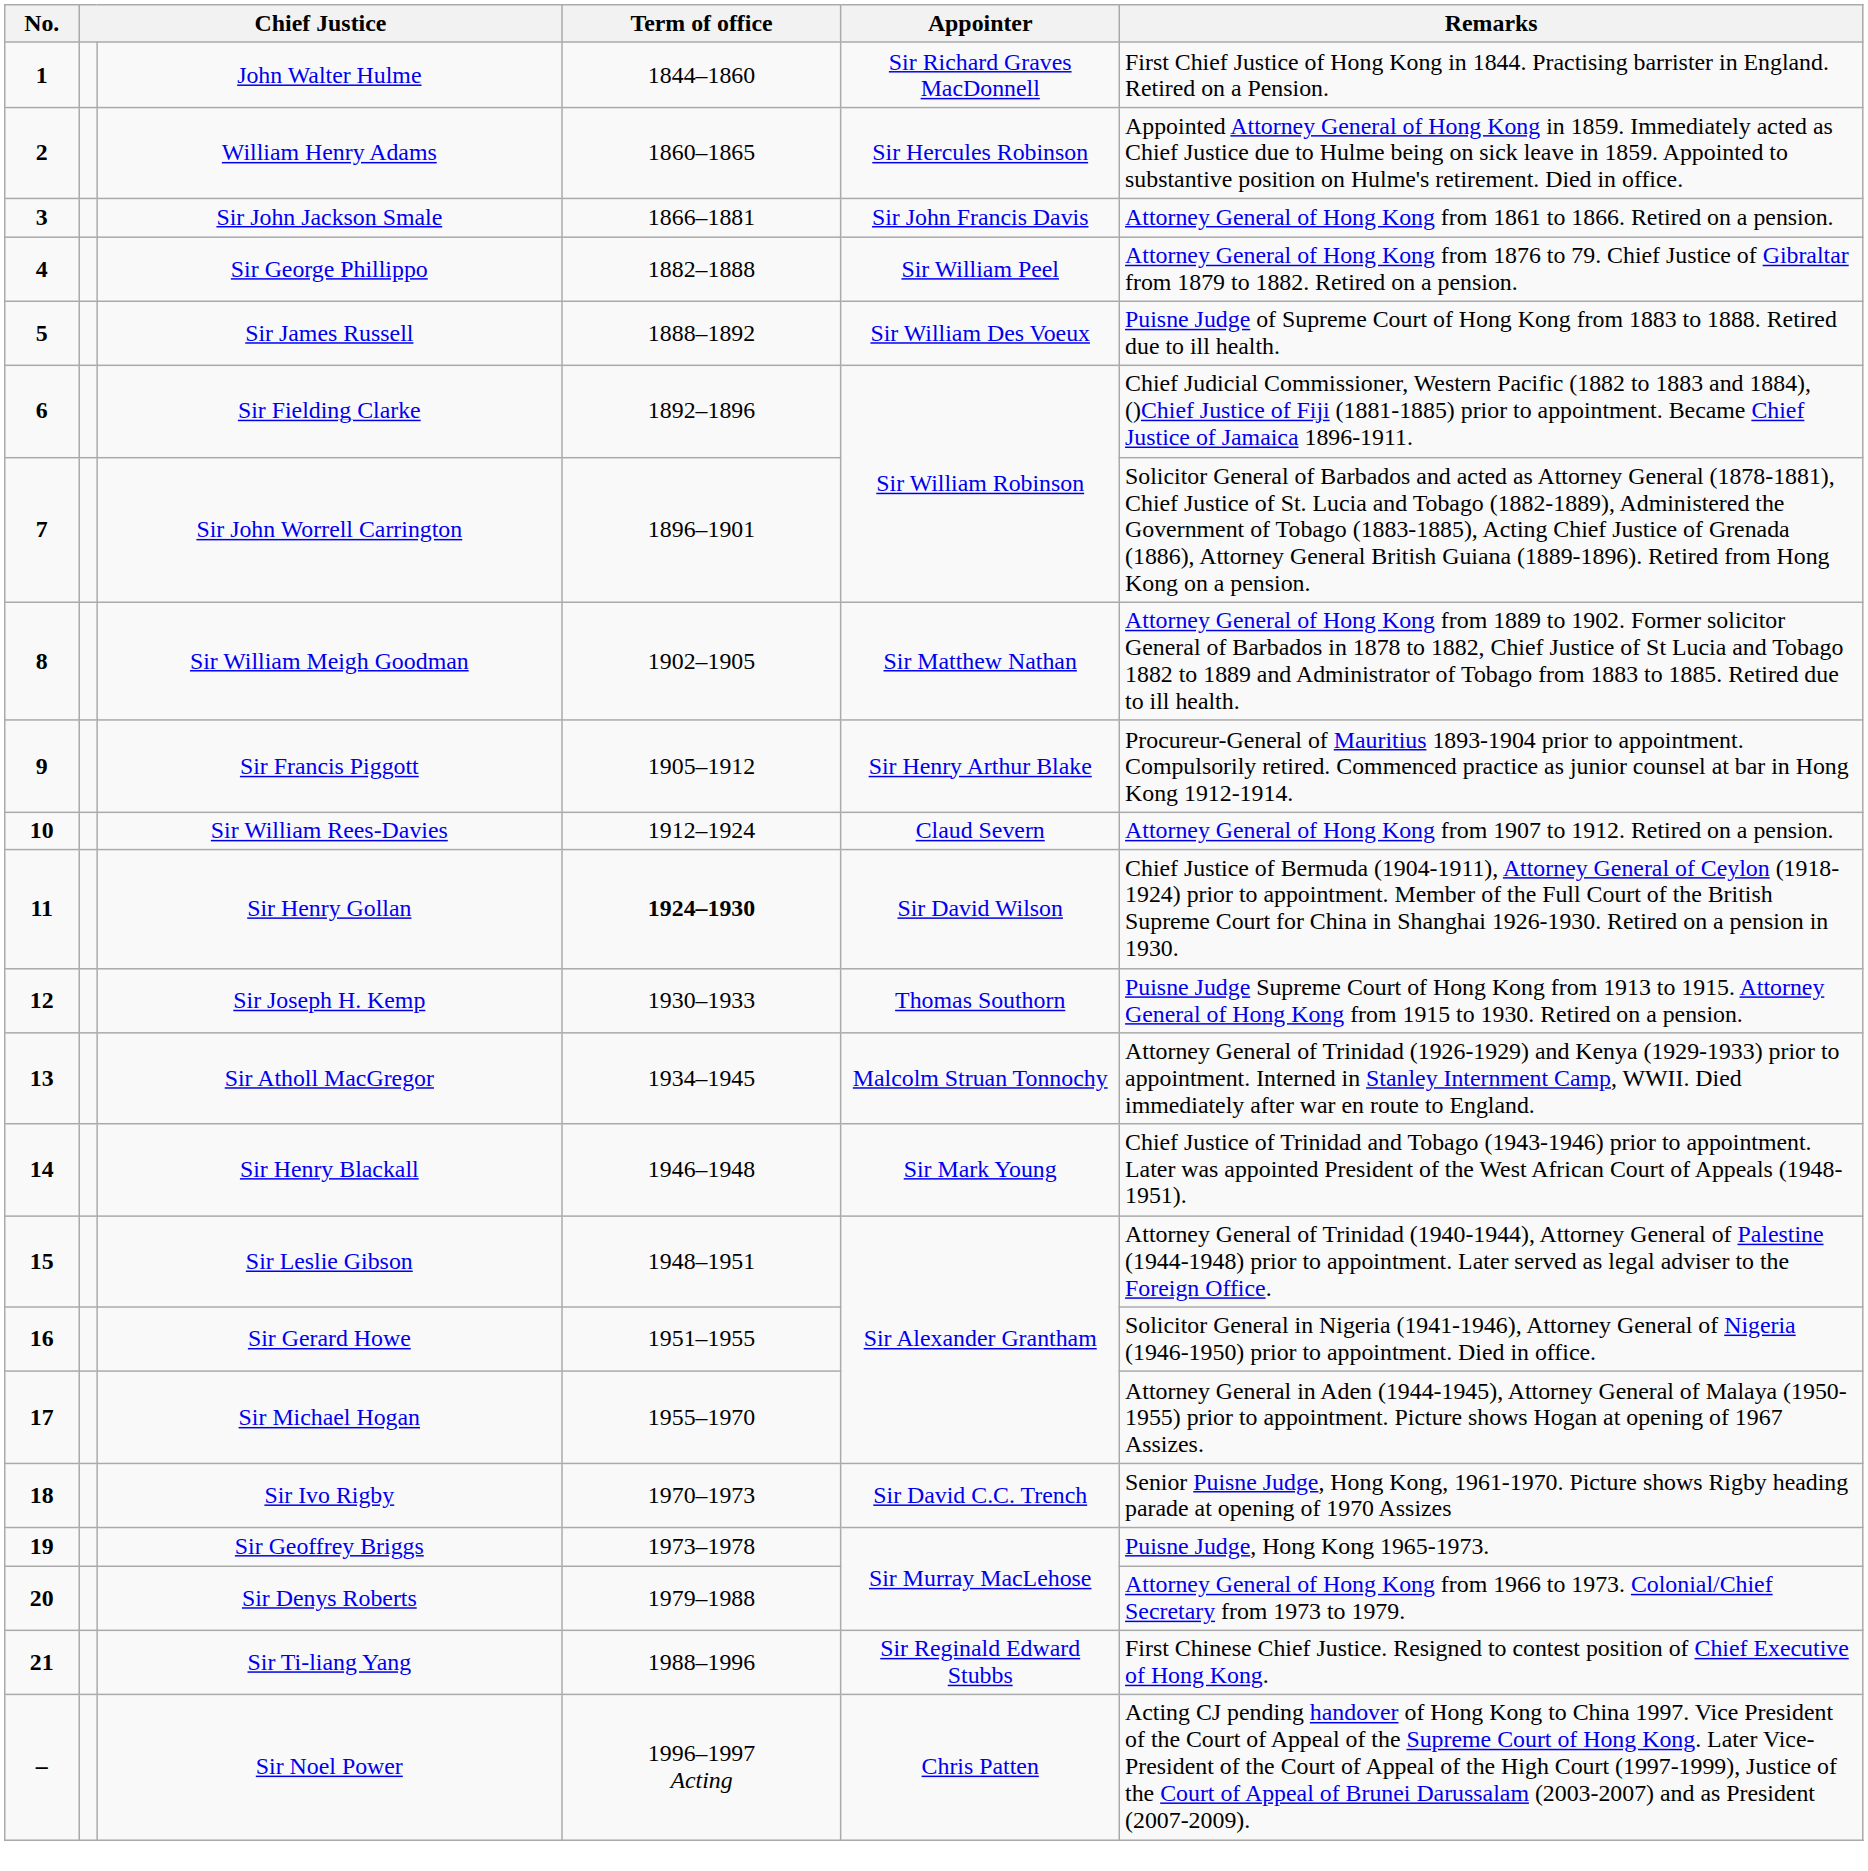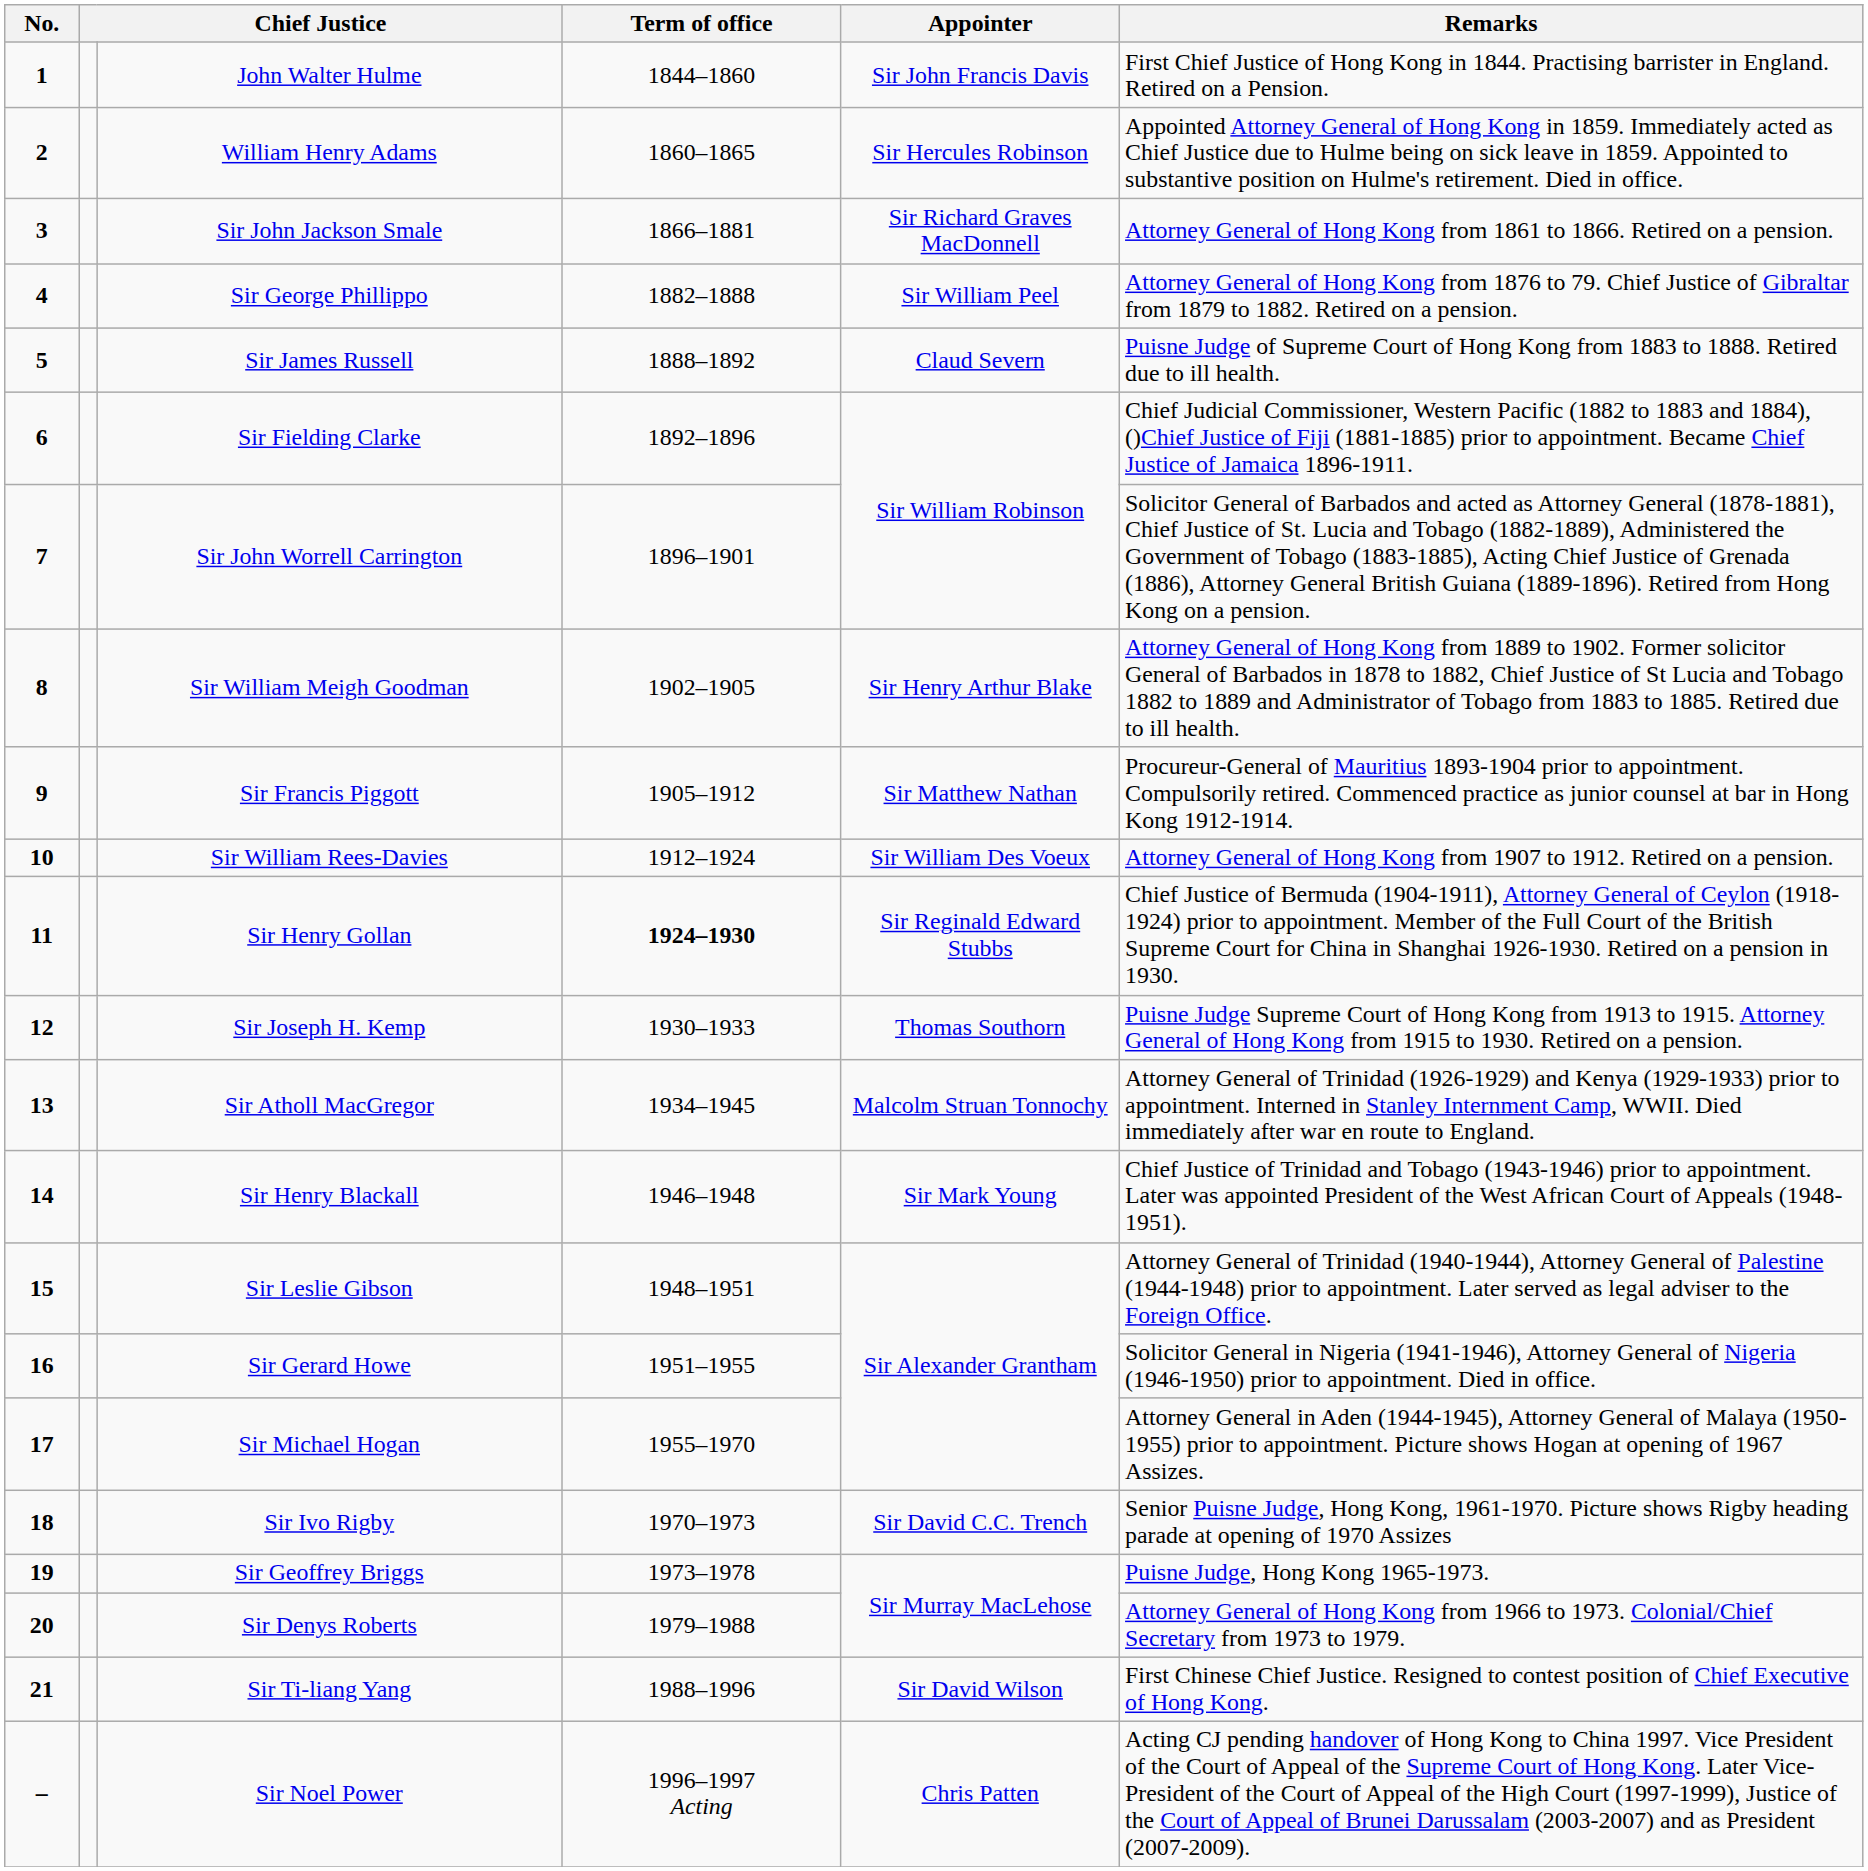(980, 74) Sir Richard Graves MacDonnell -> (980, 74) Sir John Francis Davis
(980, 217) Sir John Francis Davis -> (980, 230) Sir Richard Graves MacDonnell
(980, 333) Sir William Des Voeux -> (980, 359) Claud Severn
(980, 661) Sir Matthew Nathan -> (980, 687) Sir Henry Arthur Blake
(980, 765) Sir Henry Arthur Blake -> (980, 792) Sir Matthew Nathan
(980, 830) Claud Severn -> (980, 857) Sir William Des Voeux
(980, 908) Sir David Wilson -> (980, 935) Sir Reginald Edward Stubbs
(980, 1662) Sir Reginald Edward Stubbs -> (980, 1689) Sir David Wilson
